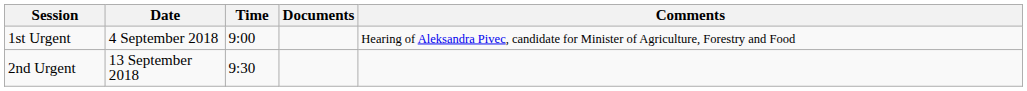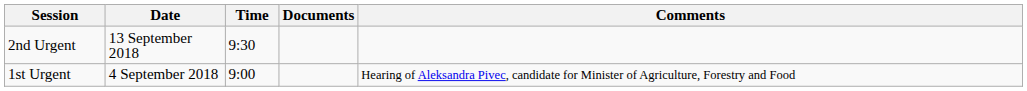rows swapped: (39, 37) <-> (42, 67)
